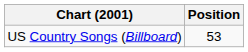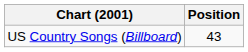(214, 36) 53 -> (214, 36) 43
